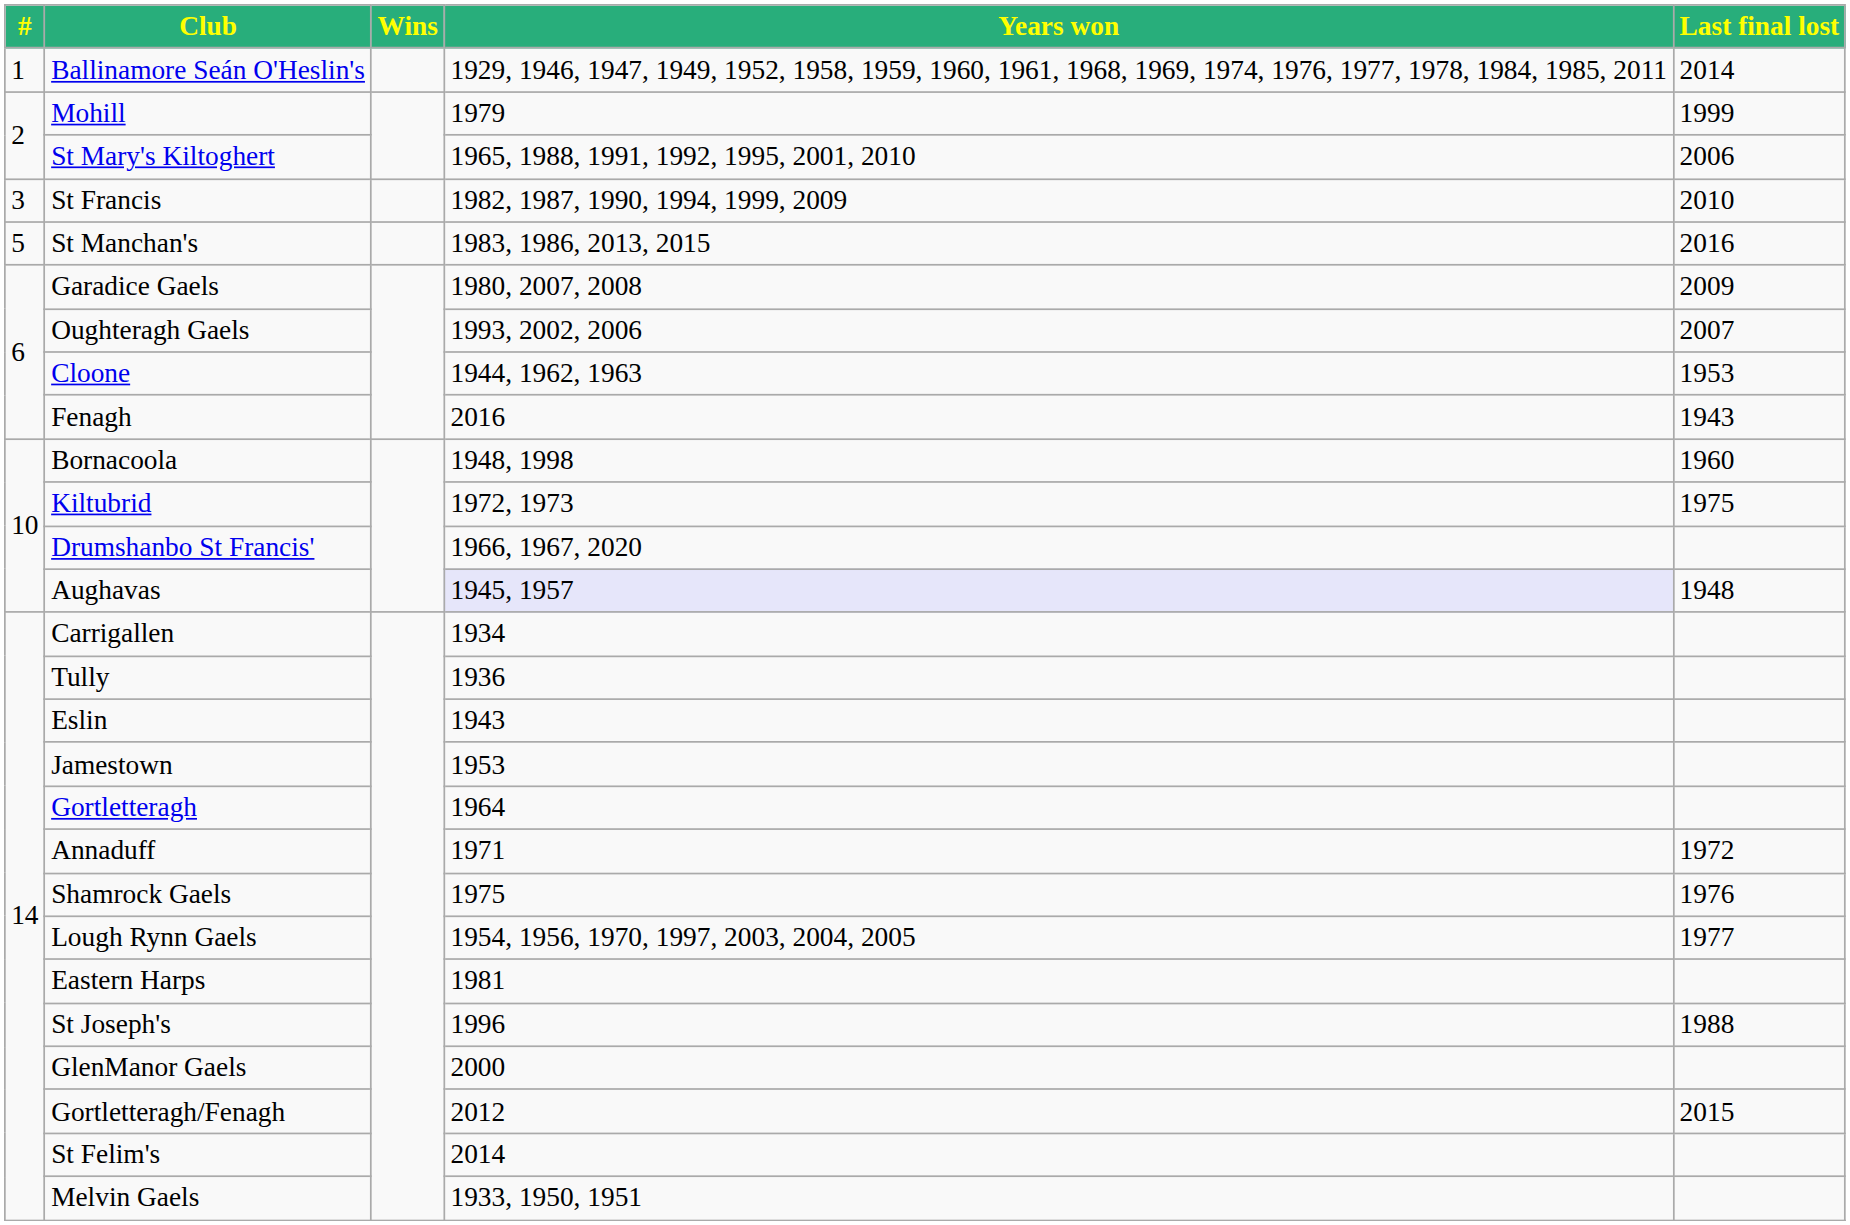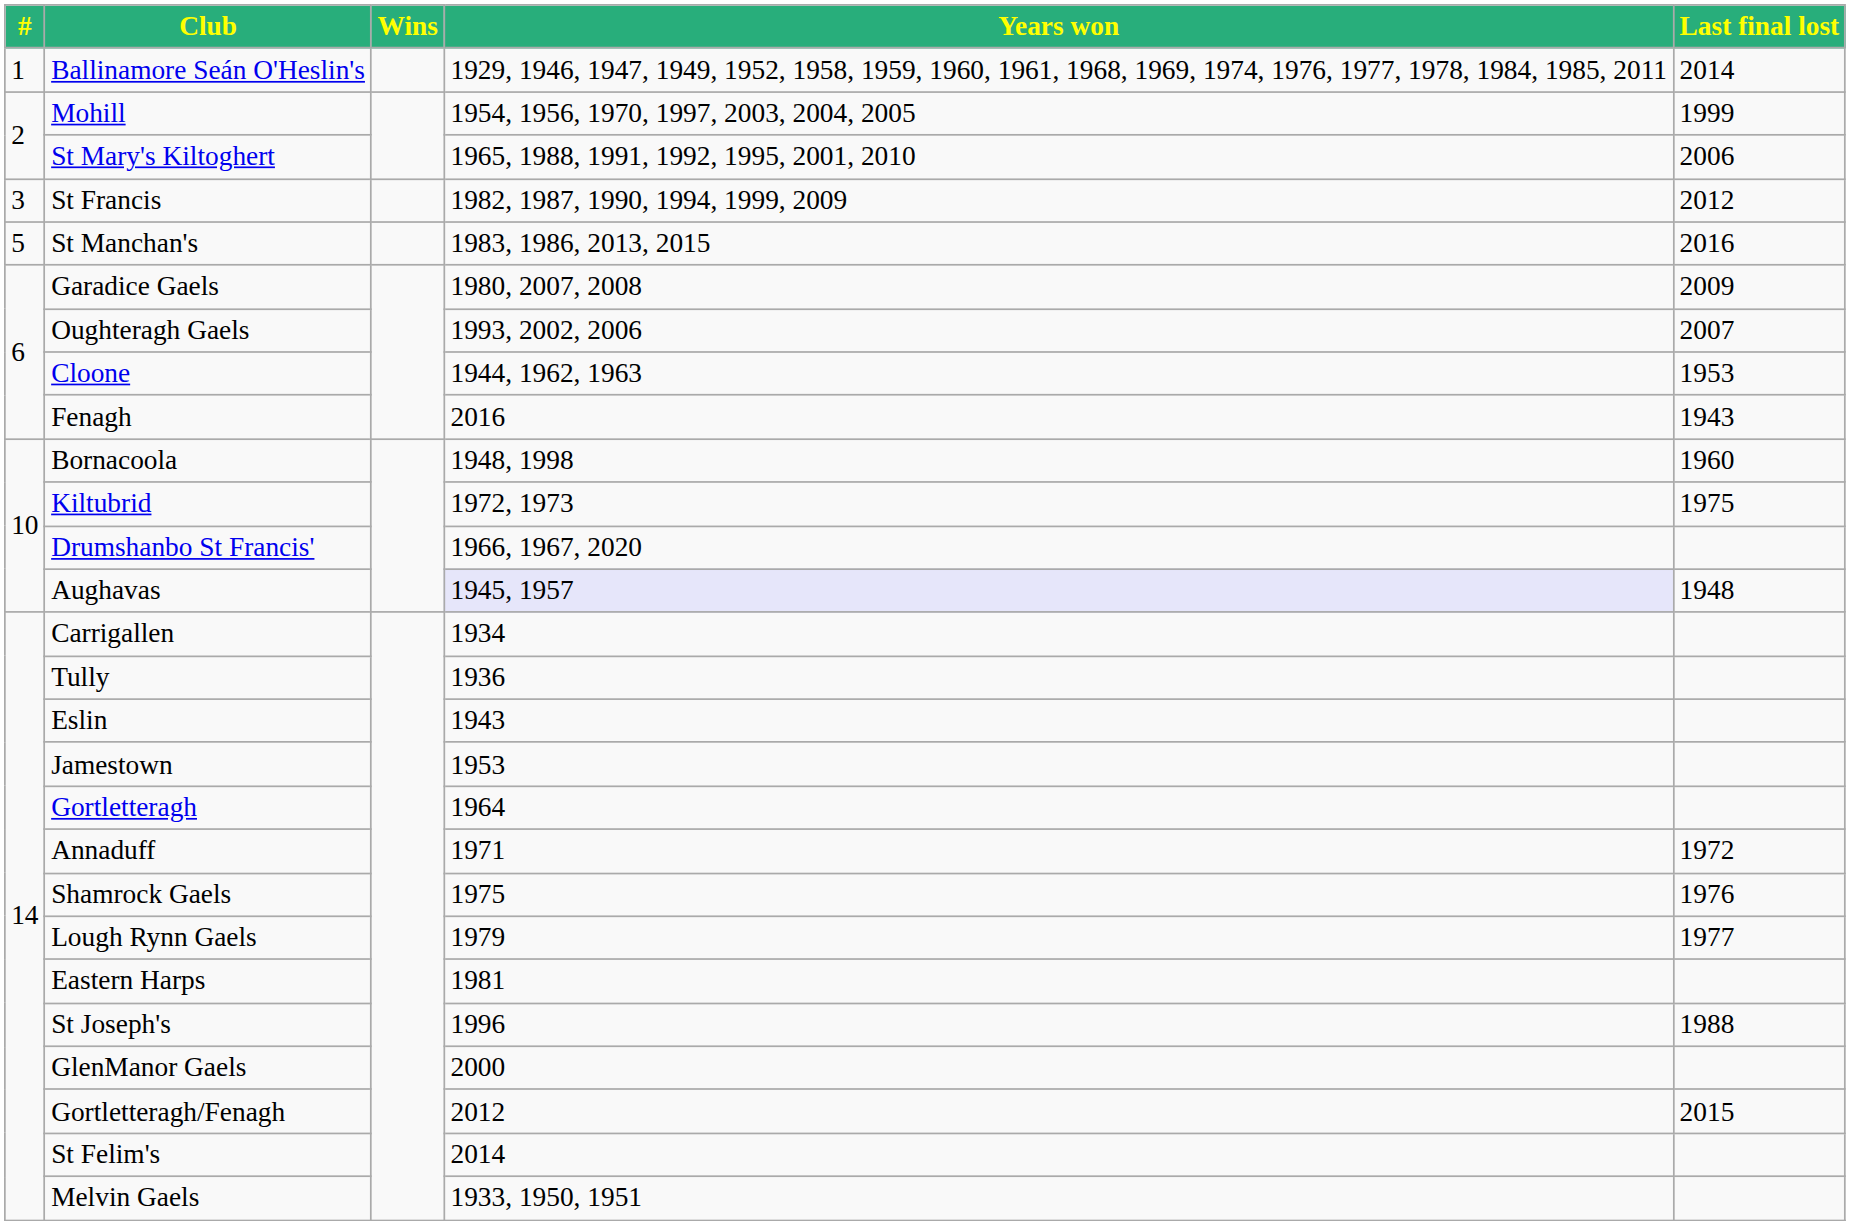(478, 112) 1979 -> (683, 112) 1954, 1956, 1970, 1997, 2003, 2004, 2005
(1707, 199) 2010 -> (1707, 199) 2012
(683, 937) 1954, 1956, 1970, 1997, 2003, 2004, 2005 -> (478, 937) 1979
